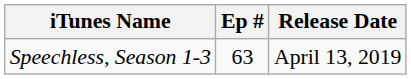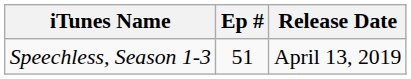(242, 56) 63 -> (242, 56) 51
